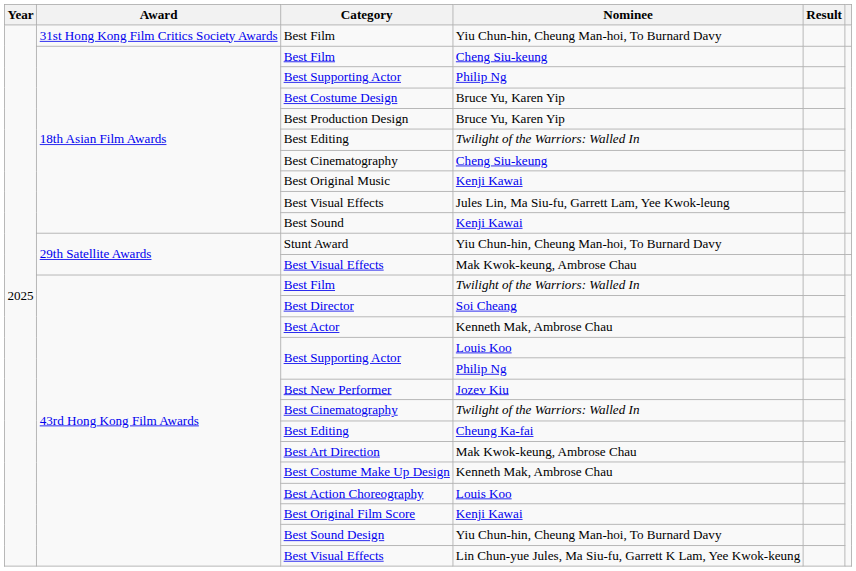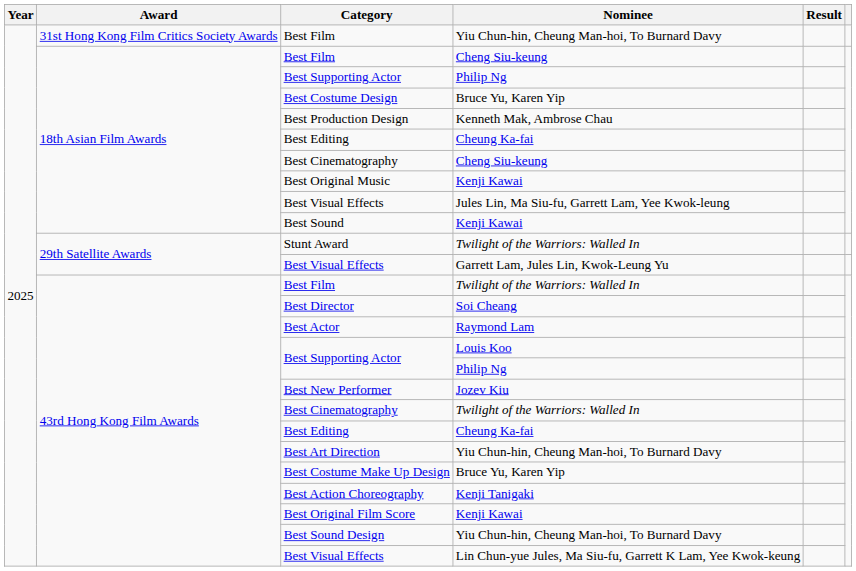(510, 118) Bruce Yu, Karen Yip -> (534, 118) Kenneth Mak, Ambrose Chau
(548, 139) Twilight of the Warriors: Walled In -> (495, 139) Cheung Ka-fai
(589, 243) Yiu Chun-hin, Cheung Man-hoi, To Burnard Davy -> (548, 243) Twilight of the Warriors: Walled In
(546, 264) Mak Kwok-keung, Ambrose Chau -> (562, 264) Garrett Lam, Jules Lin, Kwok-Leung Yu
(534, 327) Kenneth Mak, Ambrose Chau -> (495, 327) Raymond Lam
(546, 451) Mak Kwok-keung, Ambrose Chau -> (589, 451) Yiu Chun-hin, Cheung Man-hoi, To Burnard Davy
(534, 472) Kenneth Mak, Ambrose Chau -> (510, 472) Bruce Yu, Karen Yip
(484, 493) Louis Koo -> (495, 493) Kenji Tanigaki
